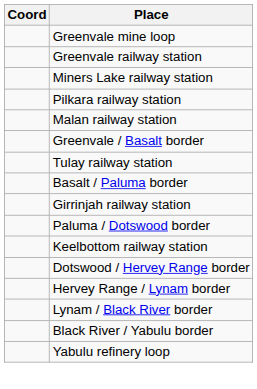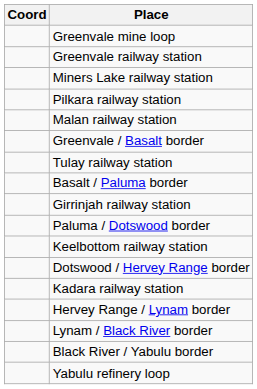+ row: (118, 288)
